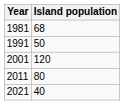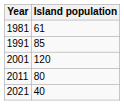(39, 28) 68 -> (39, 28) 61
(39, 44) 50 -> (39, 44) 85
